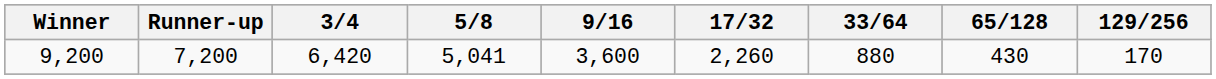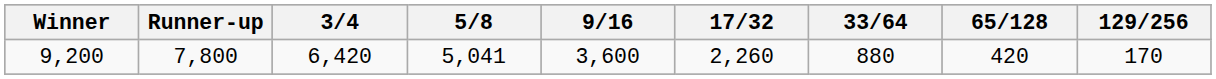(206, 57) 7,200 -> (206, 57) 7,800
(1010, 57) 430 -> (1010, 57) 420
